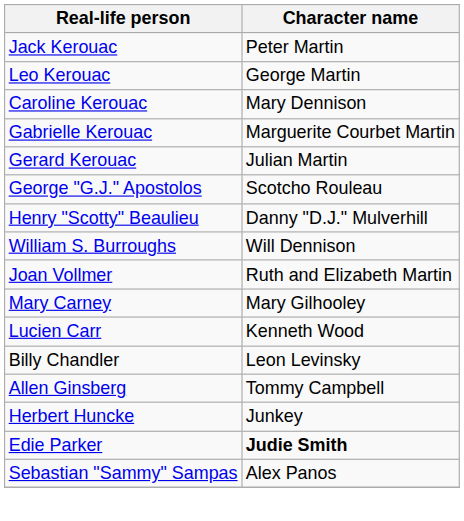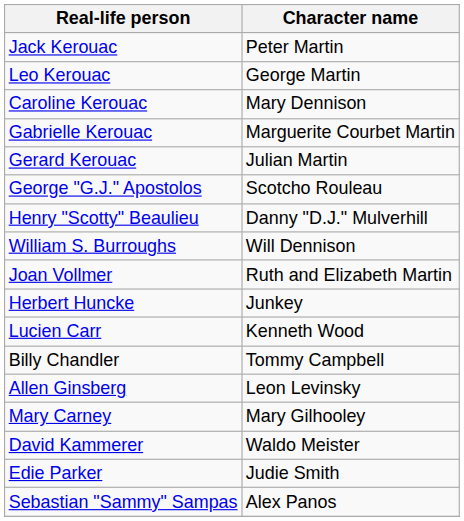rows swapped: (60, 302) <-> (71, 416)
(303, 359) Leon Levinsky -> (315, 359) Tommy Campbell
(315, 388) Tommy Campbell -> (303, 388) Leon Levinsky
+ row: (76, 445)
(297, 445) bold -> (293, 473) normal
